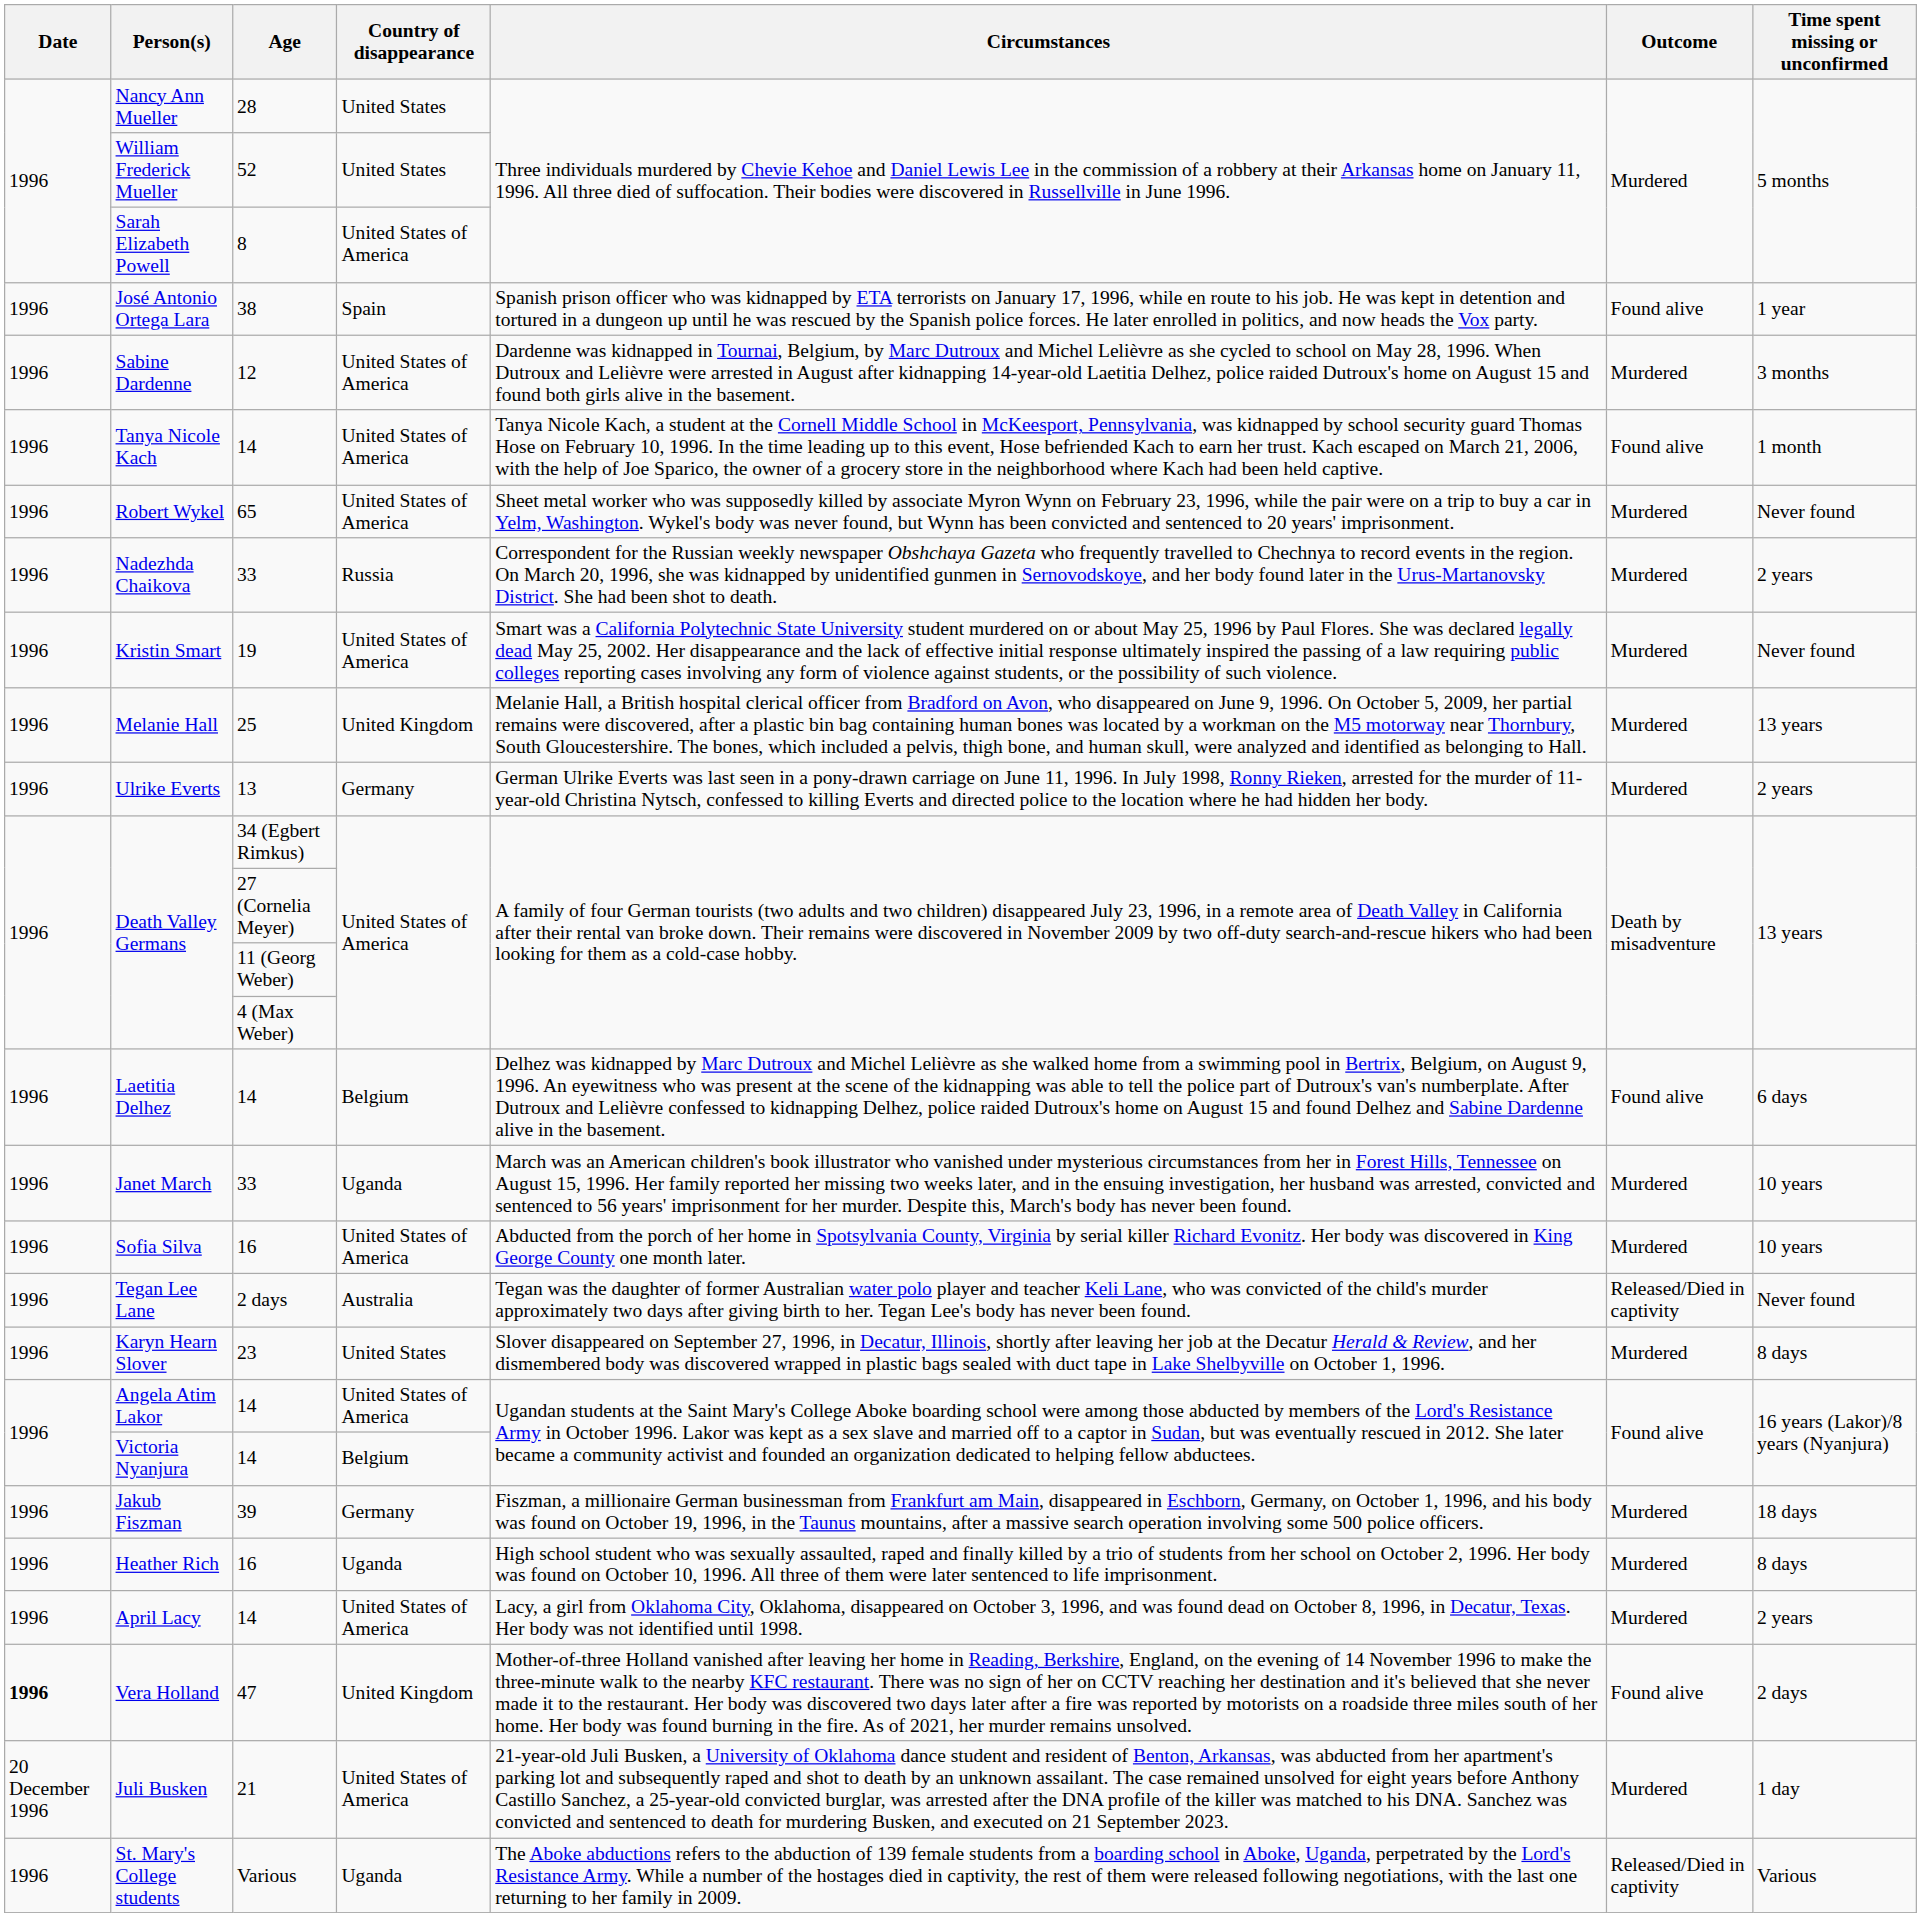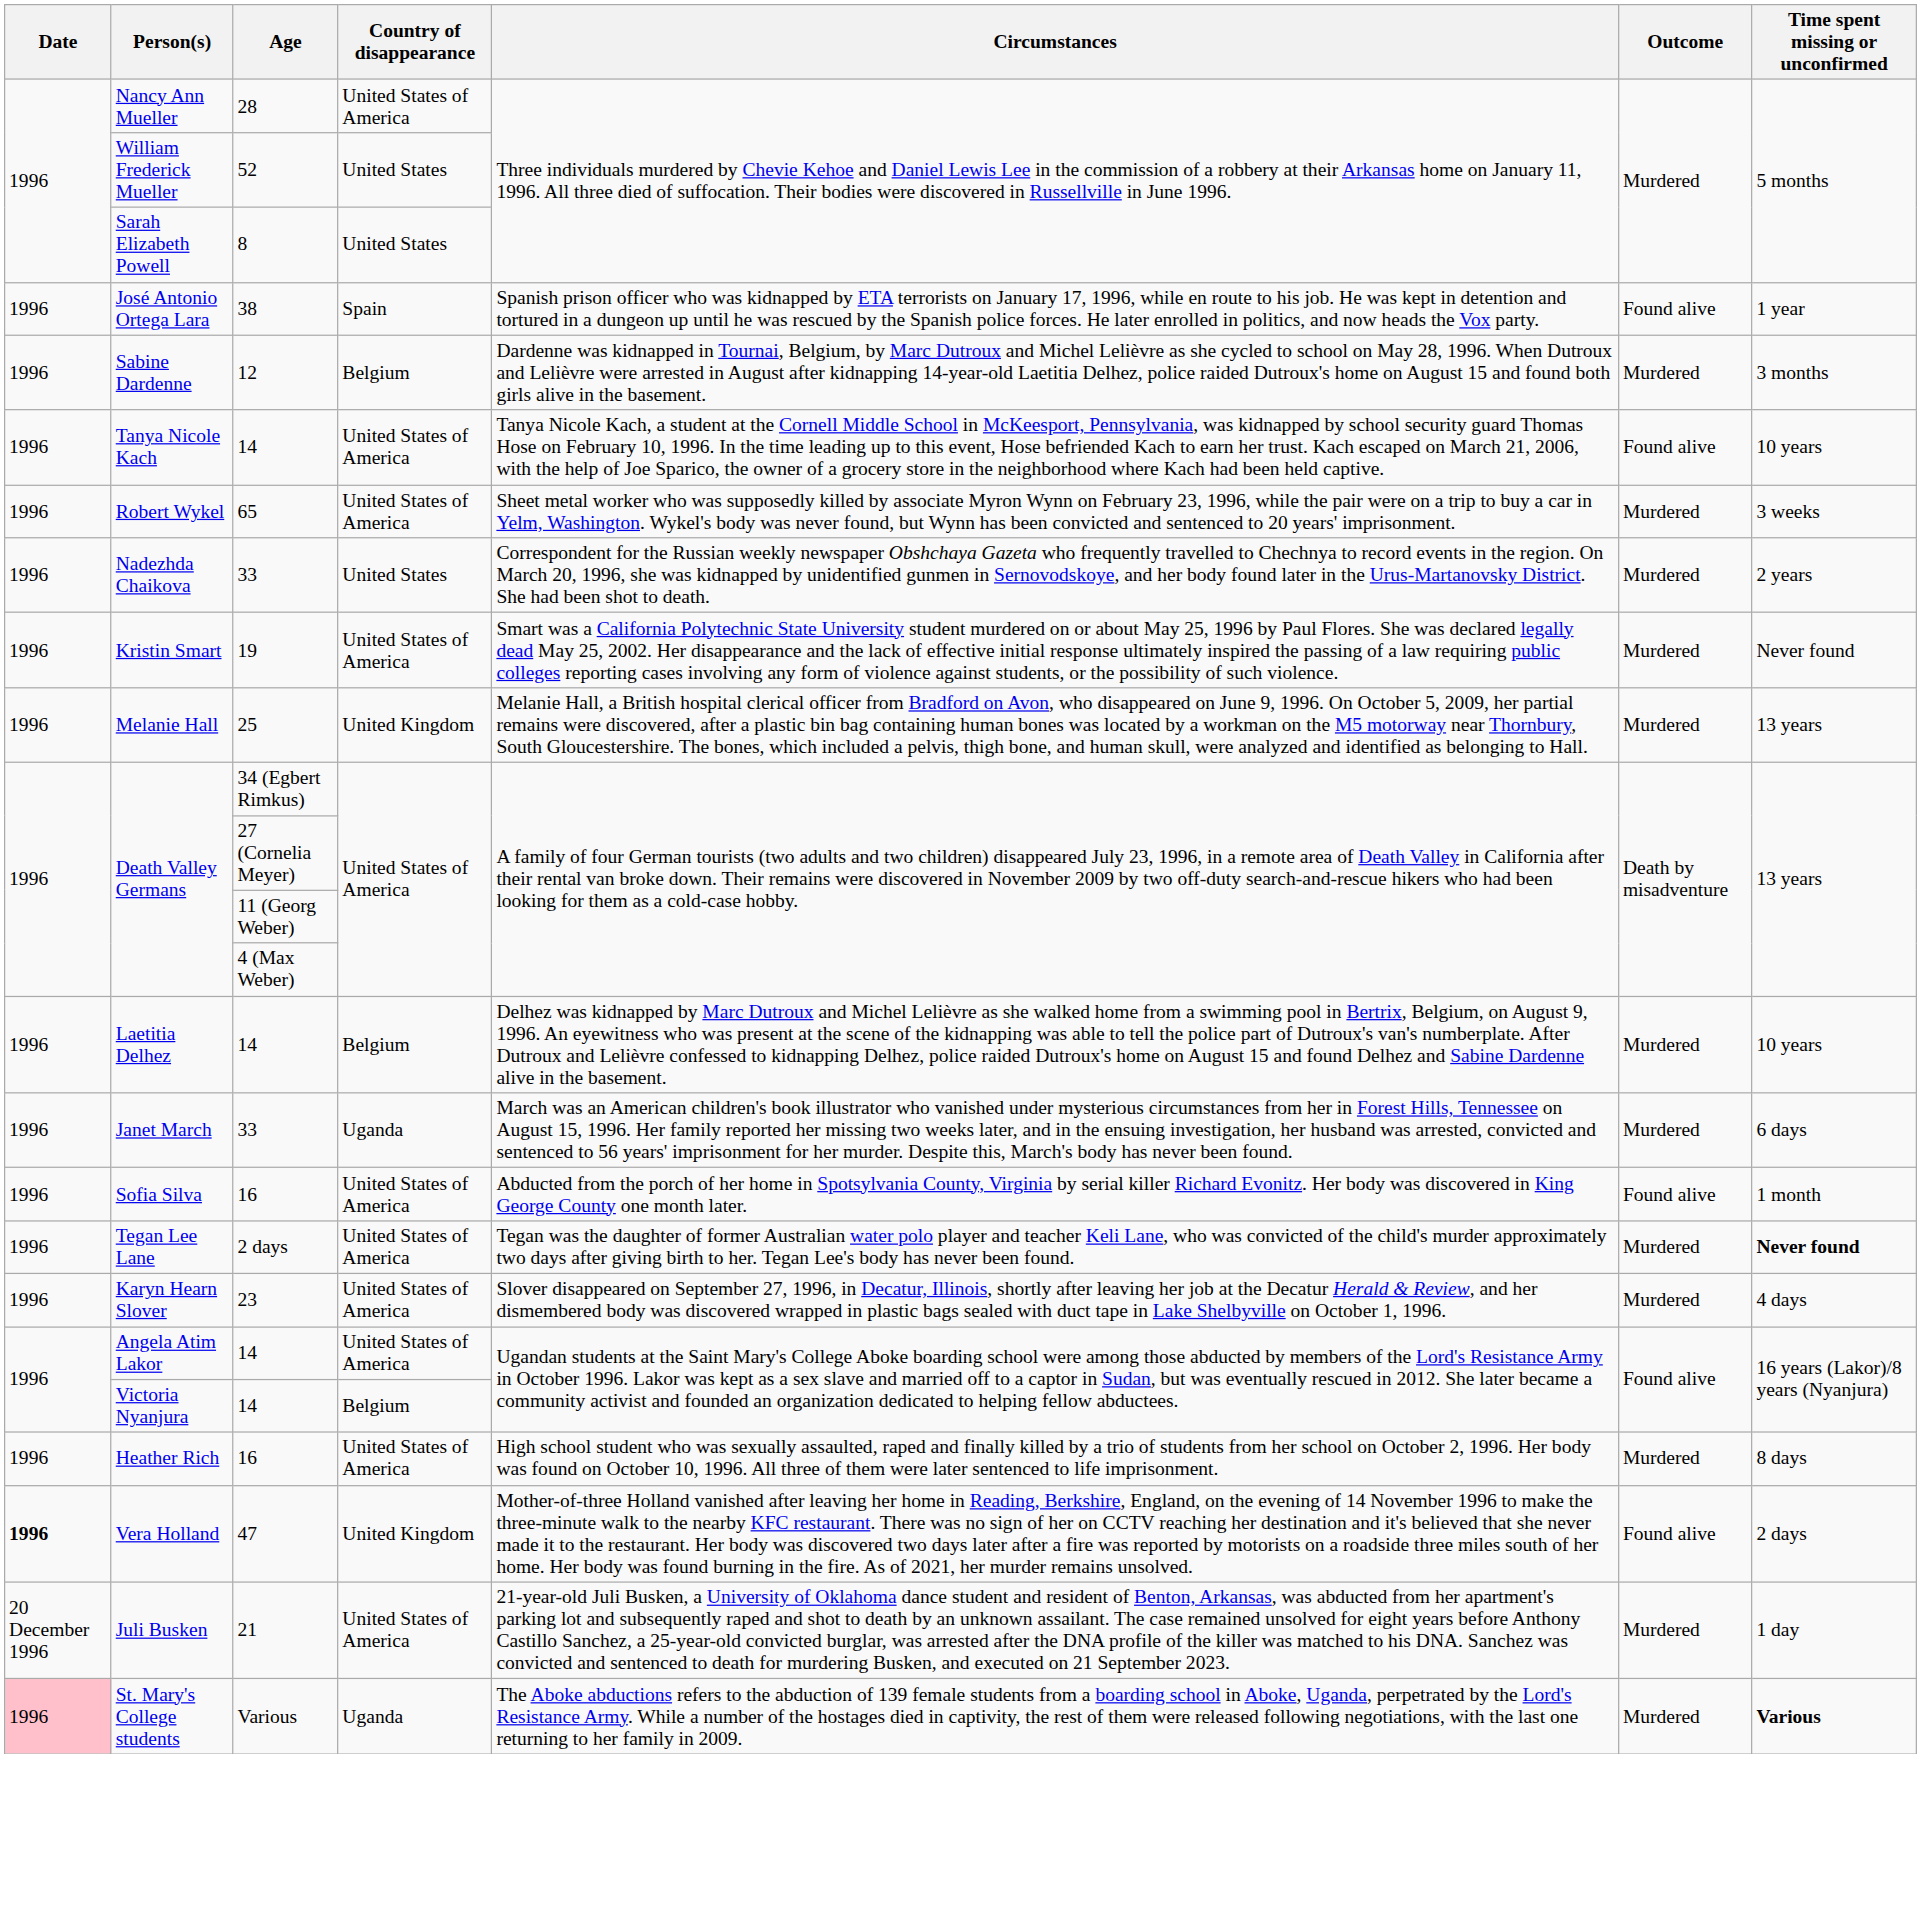(394, 105) United States -> (405, 105) United States of America
(404, 244) United States of America -> (395, 244) United States
(404, 372) United States of America -> (376, 372) Belgium
(1789, 447) 1 month -> (1789, 447) 10 years
(1806, 511) Never found -> (1788, 511) 3 weeks
(368, 575) Russia -> (395, 575) United States
- row: (168, 788)
(1657, 1097) Found alive -> (1661, 1044) Murdered
(1782, 1097) 6 days -> (1789, 1044) 10 years
(1790, 1183) 10 years -> (1782, 1130) 6 days
(1649, 1246) Murdered -> (1669, 1194) Found alive
(1790, 1246) 10 years -> (1789, 1194) 1 month
(377, 1299) Australia -> (405, 1246) United States of America
(1678, 1299) Released/Died in captivity -> (1661, 1246) Murdered
(1806, 1299) normal -> (1808, 1246) bold
(394, 1352) United States -> (405, 1299) United States of America
(1782, 1352) 8 days -> (1782, 1299) 4 days
- row: (149, 1511)
(372, 1564) Uganda -> (405, 1458) United States of America
- row: (158, 1617)
(29, 1874) no background -> (29, 1716) pink background
(1678, 1874) Released/Died in captivity -> (1661, 1716) Murdered
(1787, 1874) normal -> (1789, 1716) bold
